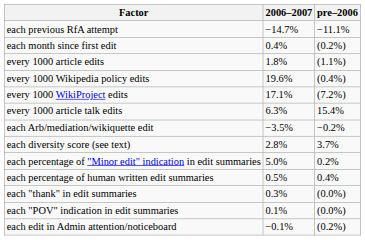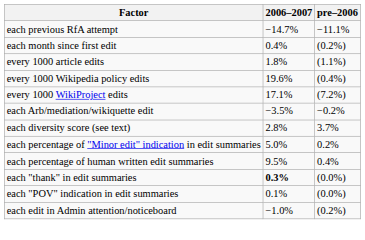- row: (64, 111)
(276, 177) 0.5% -> (276, 161) 9.5%
(276, 194) normal -> (277, 177) bold
(279, 227) −0.1% -> (279, 210) −1.0%
